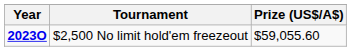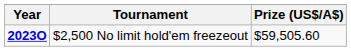(287, 35) $59,055.60 -> (287, 35) $59,505.60
